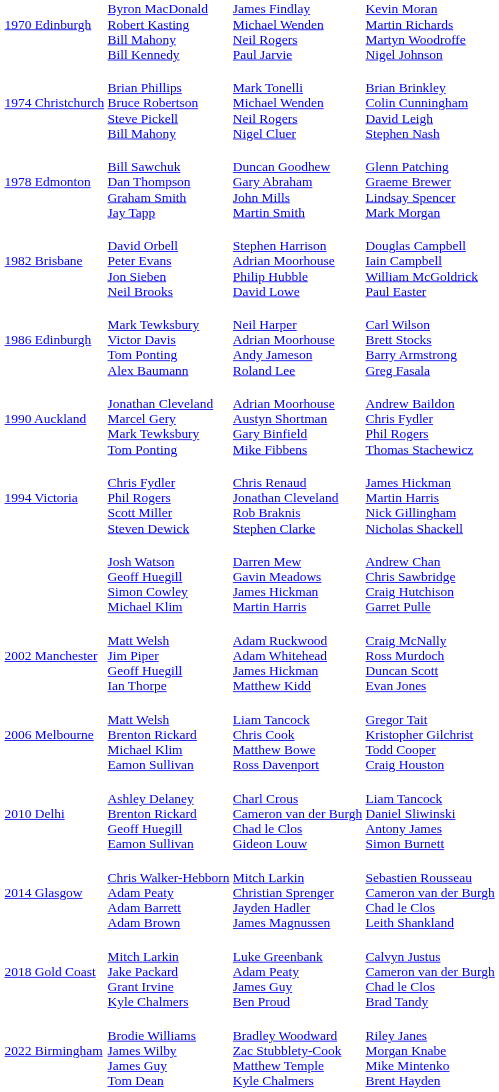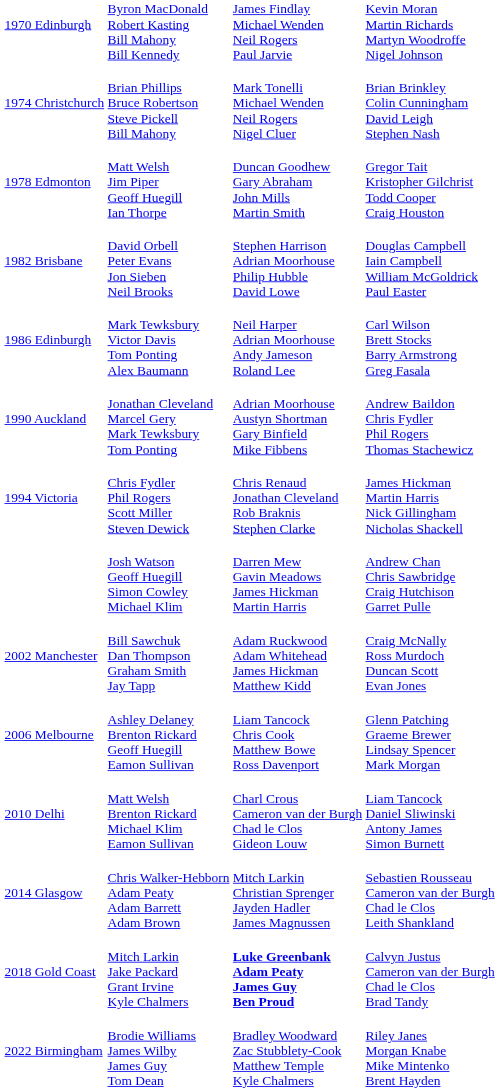(149, 189) Bill Sawchuk Dan Thompson Graham Smith Jay Tapp -> (145, 189) Matt Welsh Jim Piper Geoff Huegill Ian Thorpe
(410, 189) Glenn Patching Graeme Brewer Lindsay Spencer Mark Morgan -> (419, 189) Gregor Tait Kristopher Gilchrist Todd Cooper Craig Houston
(145, 663) Matt Welsh Jim Piper Geoff Huegill Ian Thorpe -> (149, 663) Bill Sawchuk Dan Thompson Graham Smith Jay Tapp
(152, 742) Matt Welsh Brenton Rickard Michael Klim Eamon Sullivan -> (152, 742) Ashley Delaney Brenton Rickard Geoff Huegill Eamon Sullivan
(419, 742) Gregor Tait Kristopher Gilchrist Todd Cooper Craig Houston -> (410, 742) Glenn Patching Graeme Brewer Lindsay Spencer Mark Morgan
(152, 821) Ashley Delaney Brenton Rickard Geoff Huegill Eamon Sullivan -> (152, 821) Matt Welsh Brenton Rickard Michael Klim Eamon Sullivan
(278, 979) normal -> (282, 979) bold
